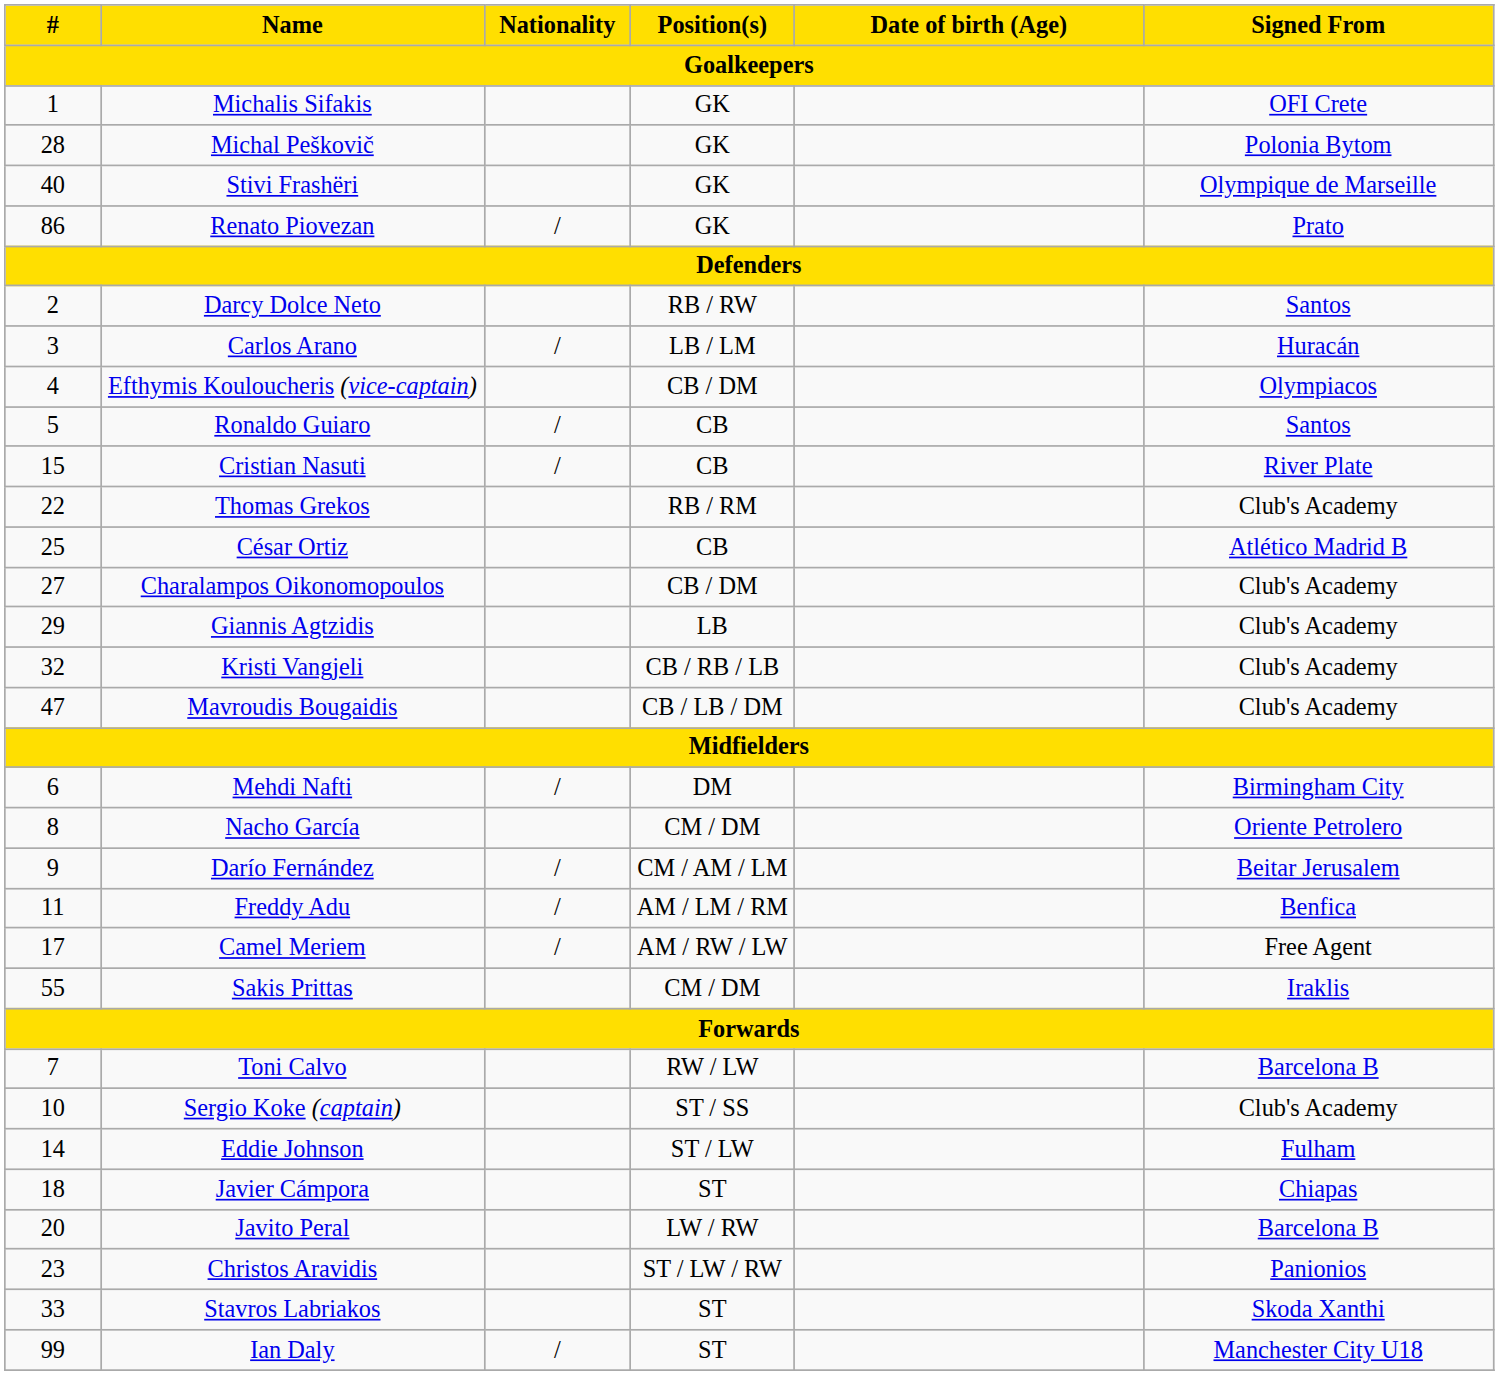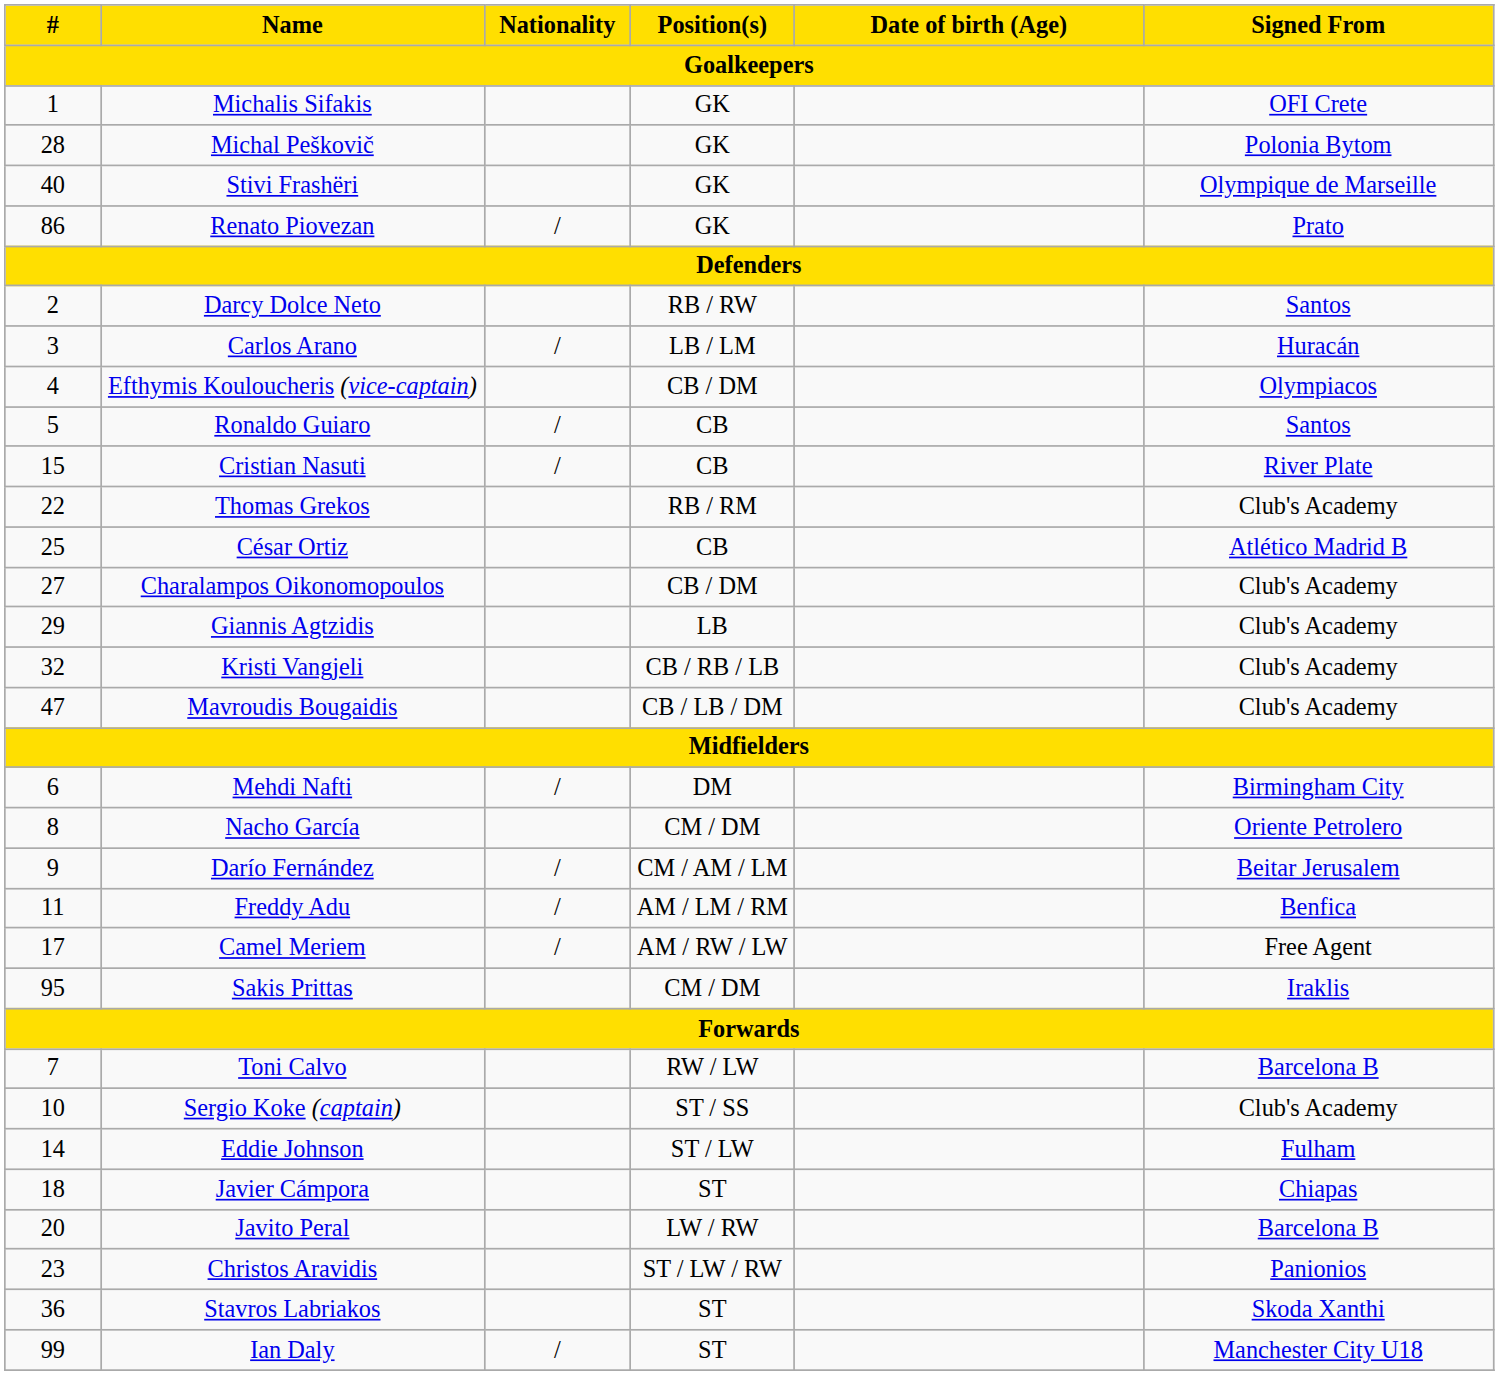(53, 988) 55 -> (53, 988) 95
(53, 1309) 33 -> (53, 1309) 36
